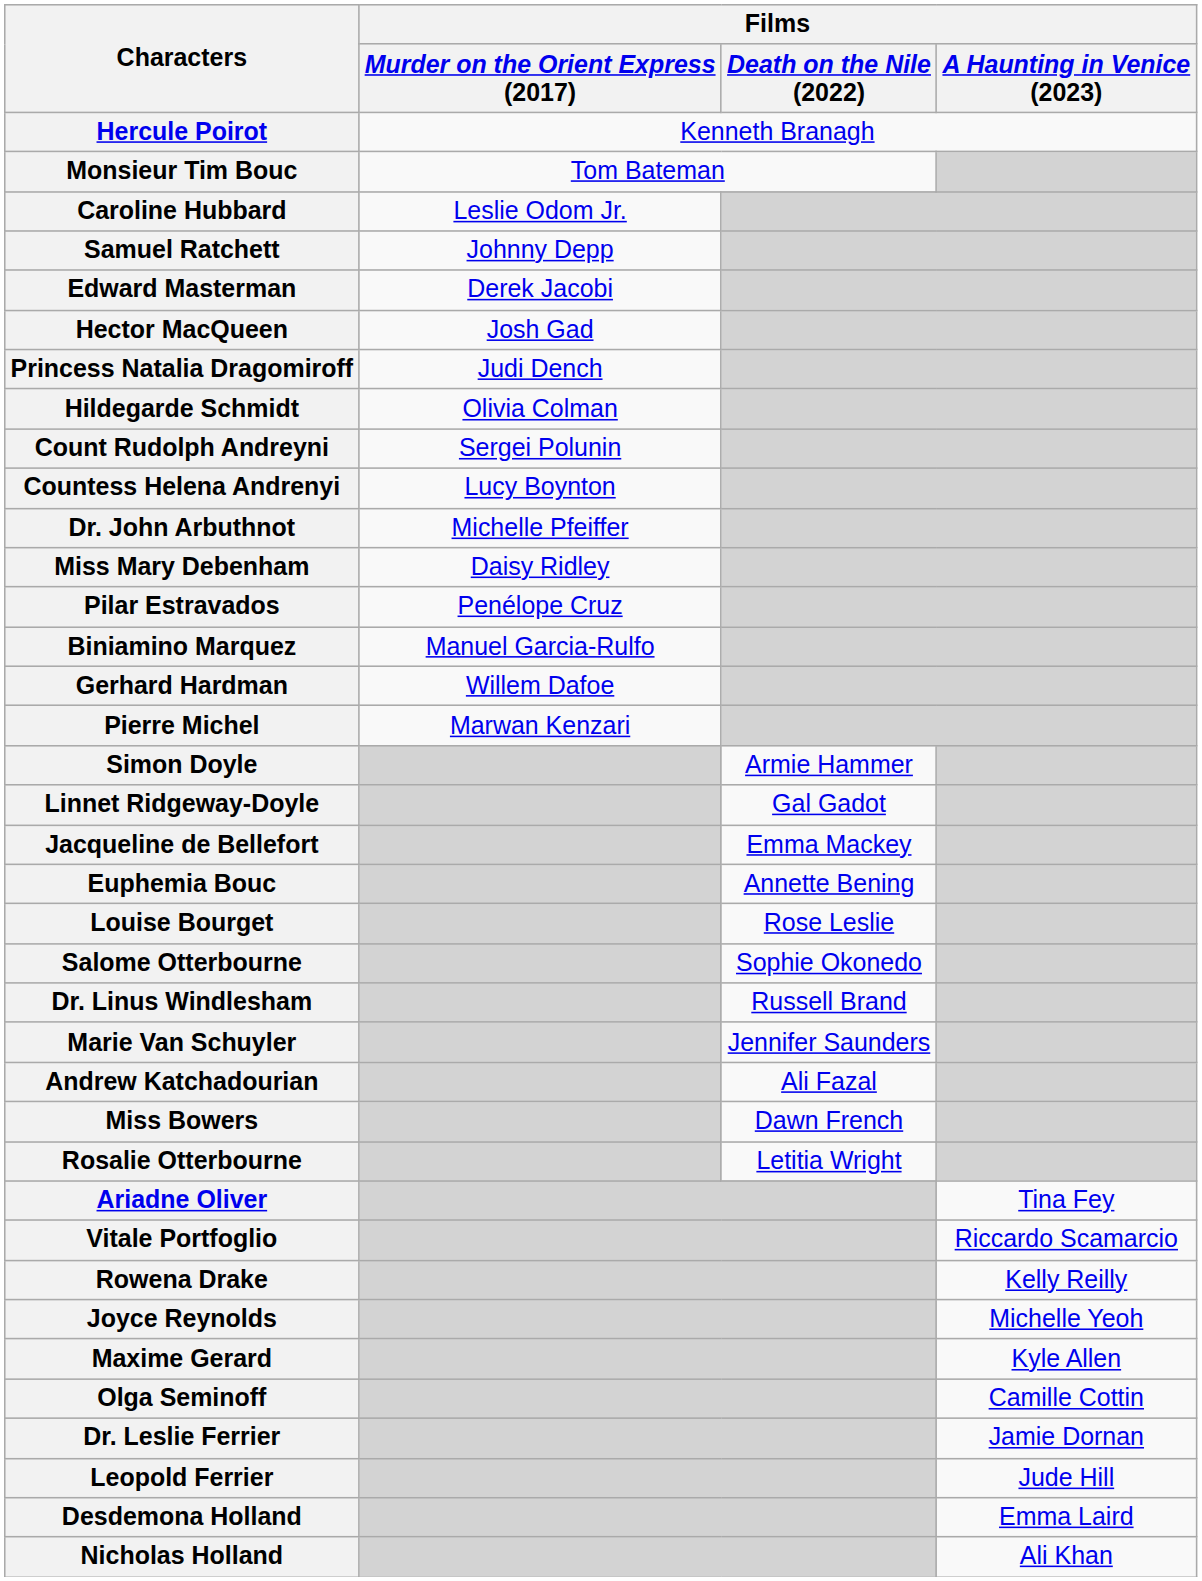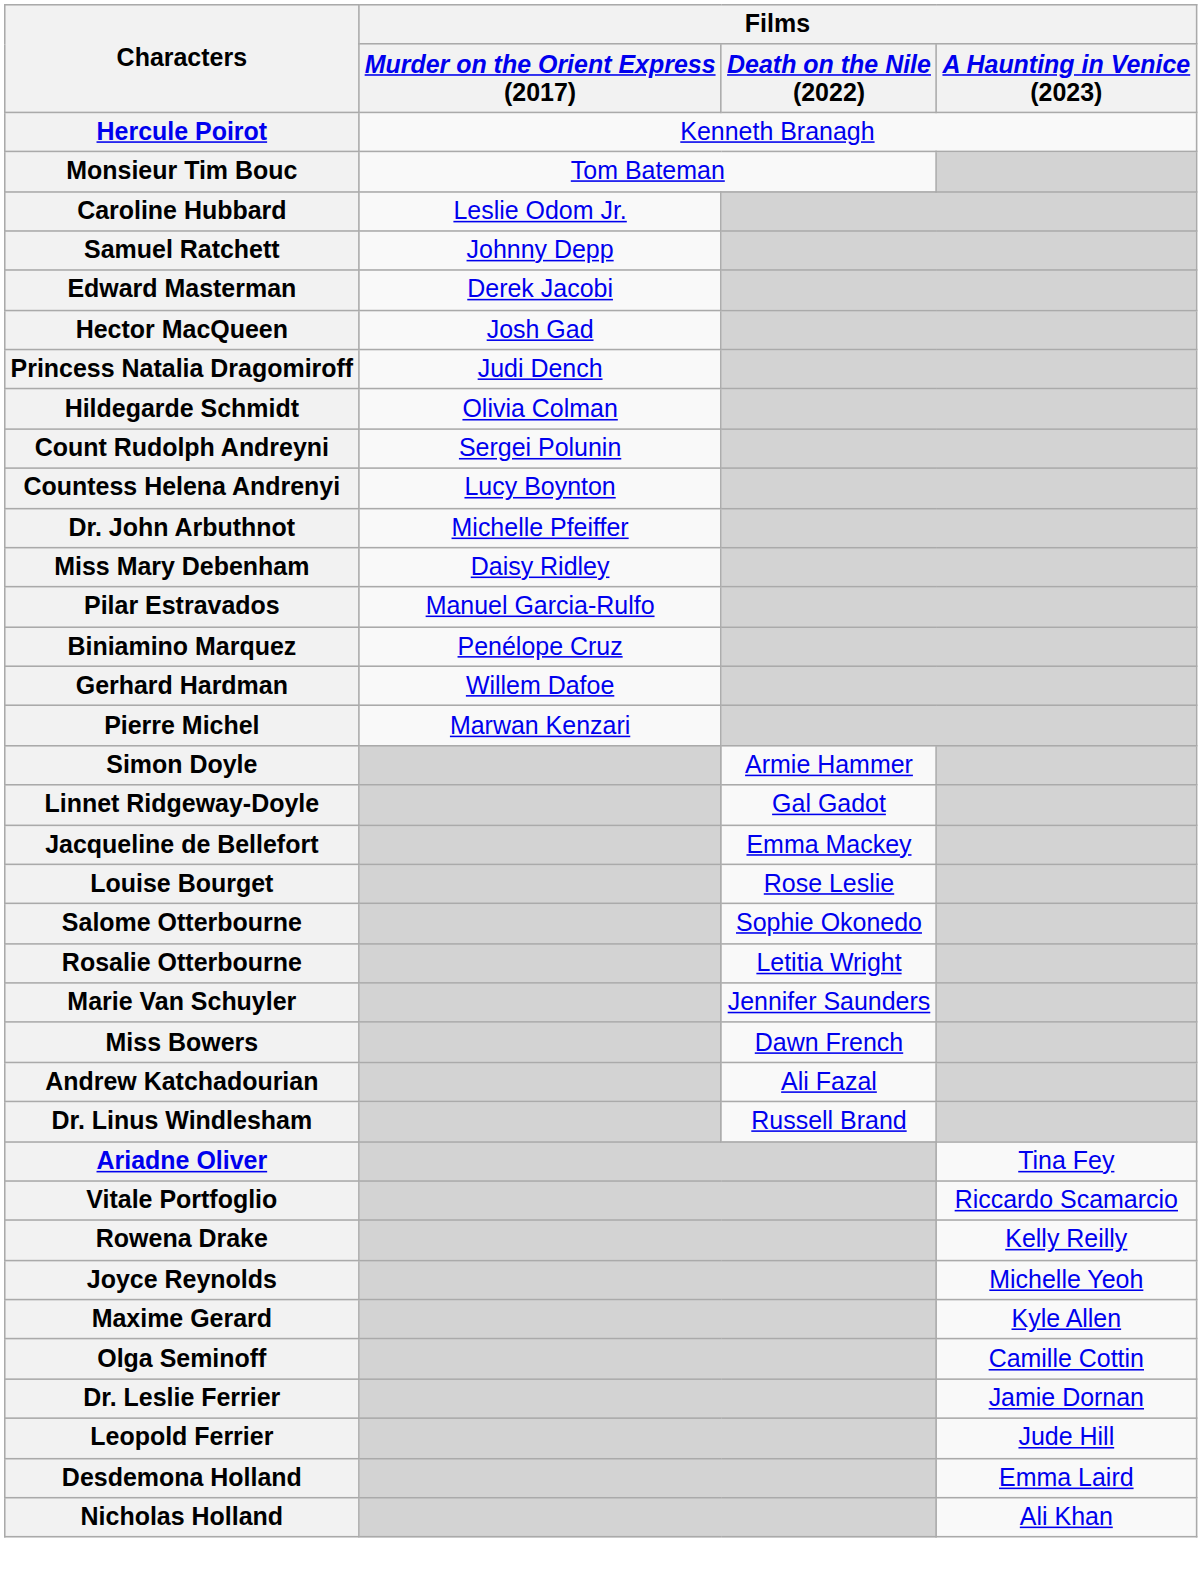(540, 606) Penélope Cruz -> (540, 606) Manuel Garcia-Rulfo
(540, 646) Manuel Garcia-Rulfo -> (540, 646) Penélope Cruz
- row: (182, 883)
rows swapped: (182, 1160) <-> (182, 1002)
rows swapped: (182, 1121) <-> (182, 1081)
